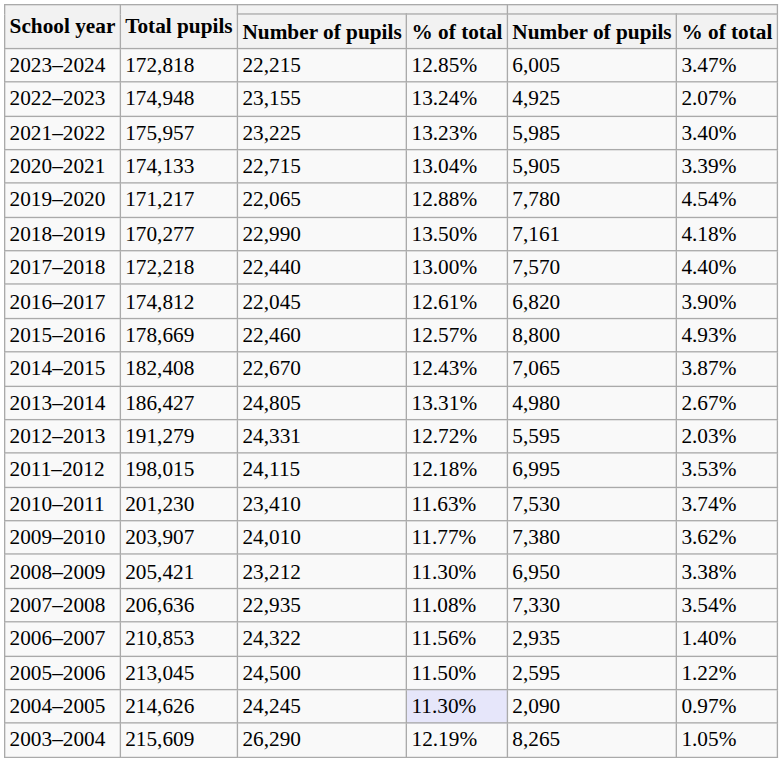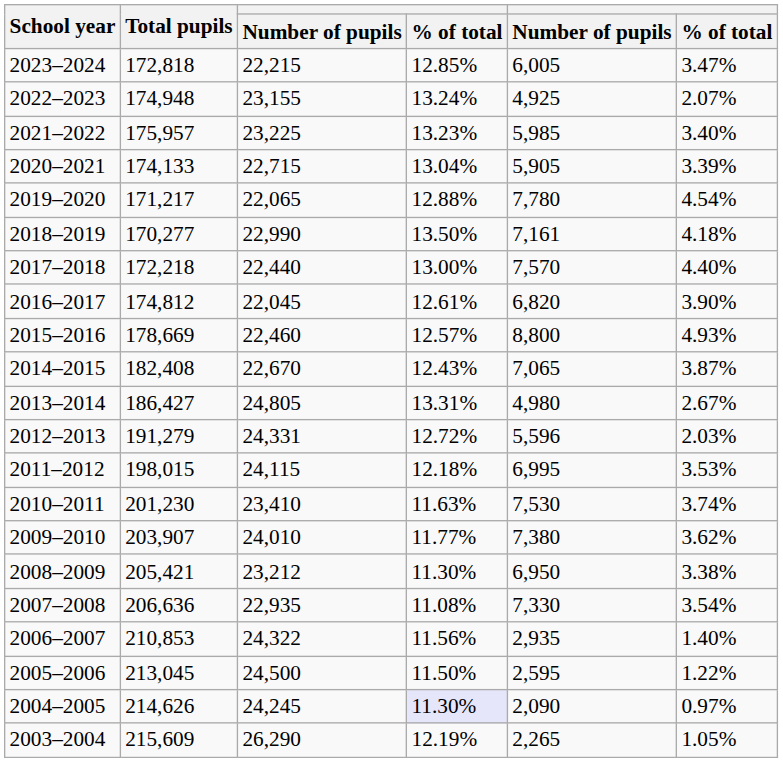(536, 436) 5,595 -> (536, 436) 5,596
(536, 739) 8,265 -> (536, 739) 2,265
